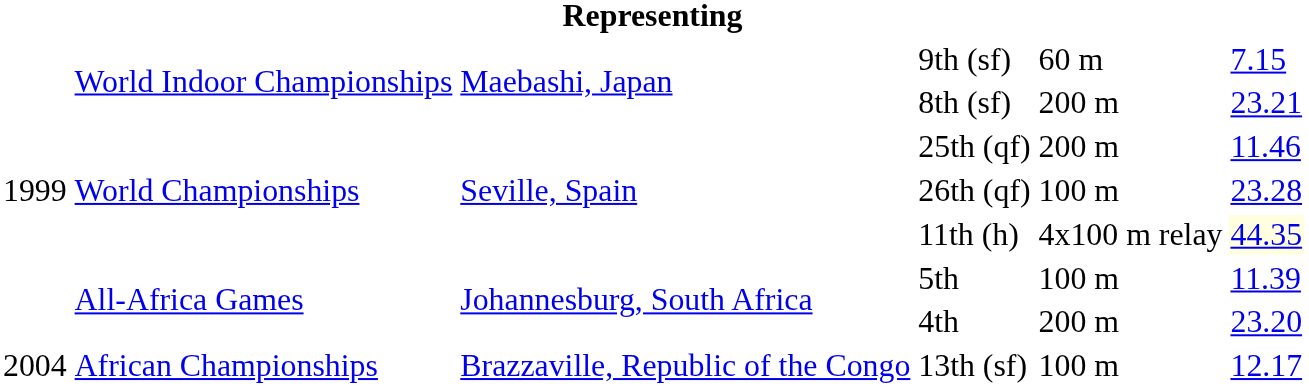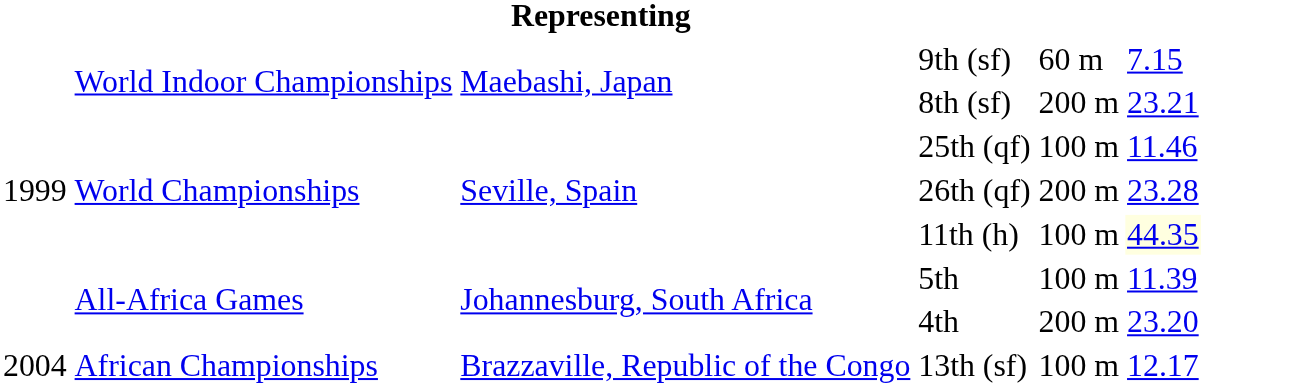(1079, 146) 200 m -> (1079, 146) 100 m
(1079, 190) 100 m -> (1079, 190) 200 m
(1131, 234) 4x100 m relay -> (1079, 234) 100 m
